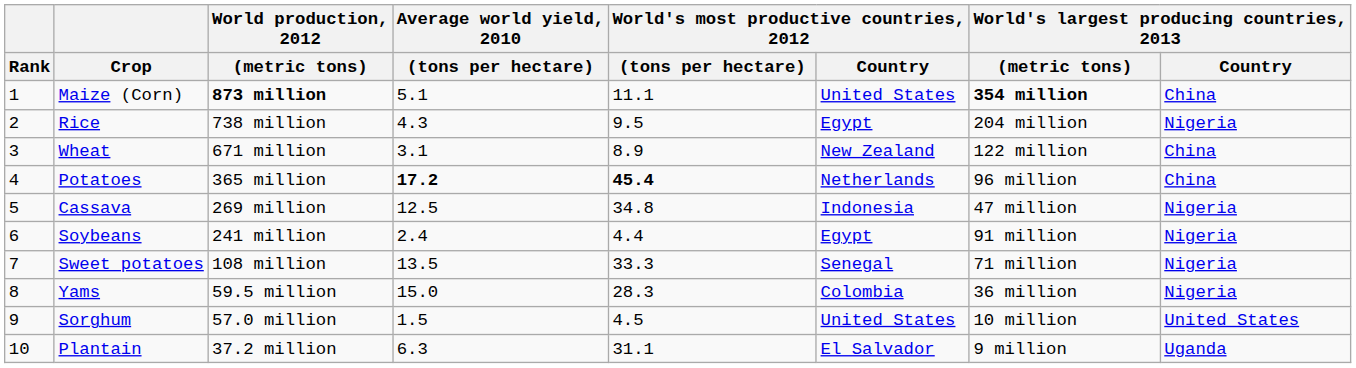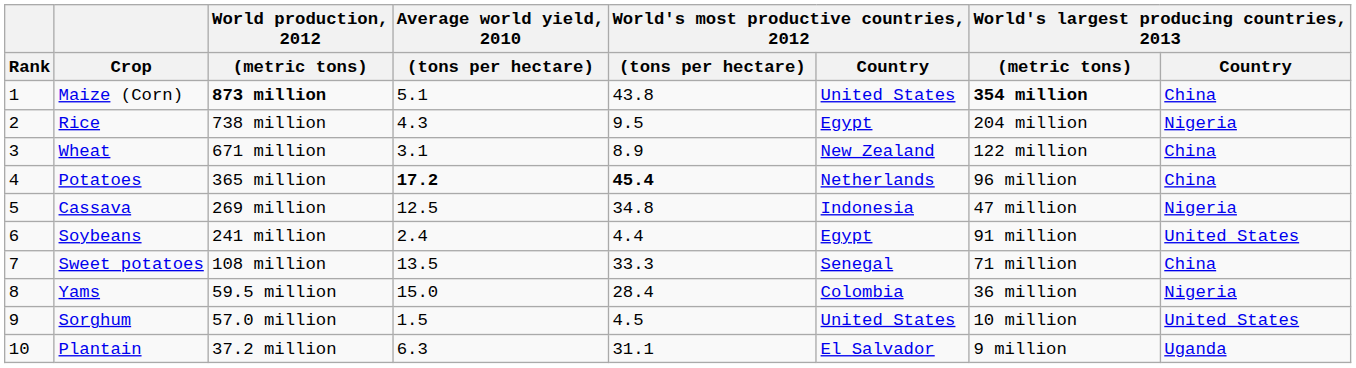(633, 95) 11.1 -> (633, 95) 43.8
(1201, 236) Nigeria -> (1232, 236) United States
(1201, 264) Nigeria -> (1190, 264) China
(633, 292) 28.3 -> (633, 292) 28.4
